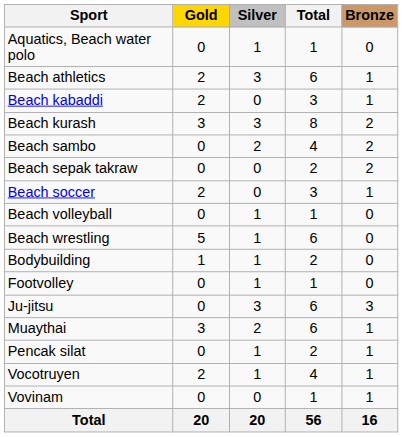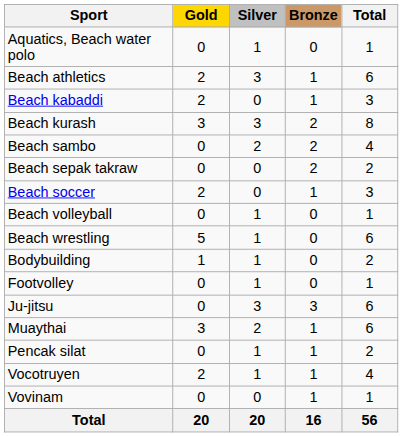columns swapped: (370, 15) <-> (313, 15)
